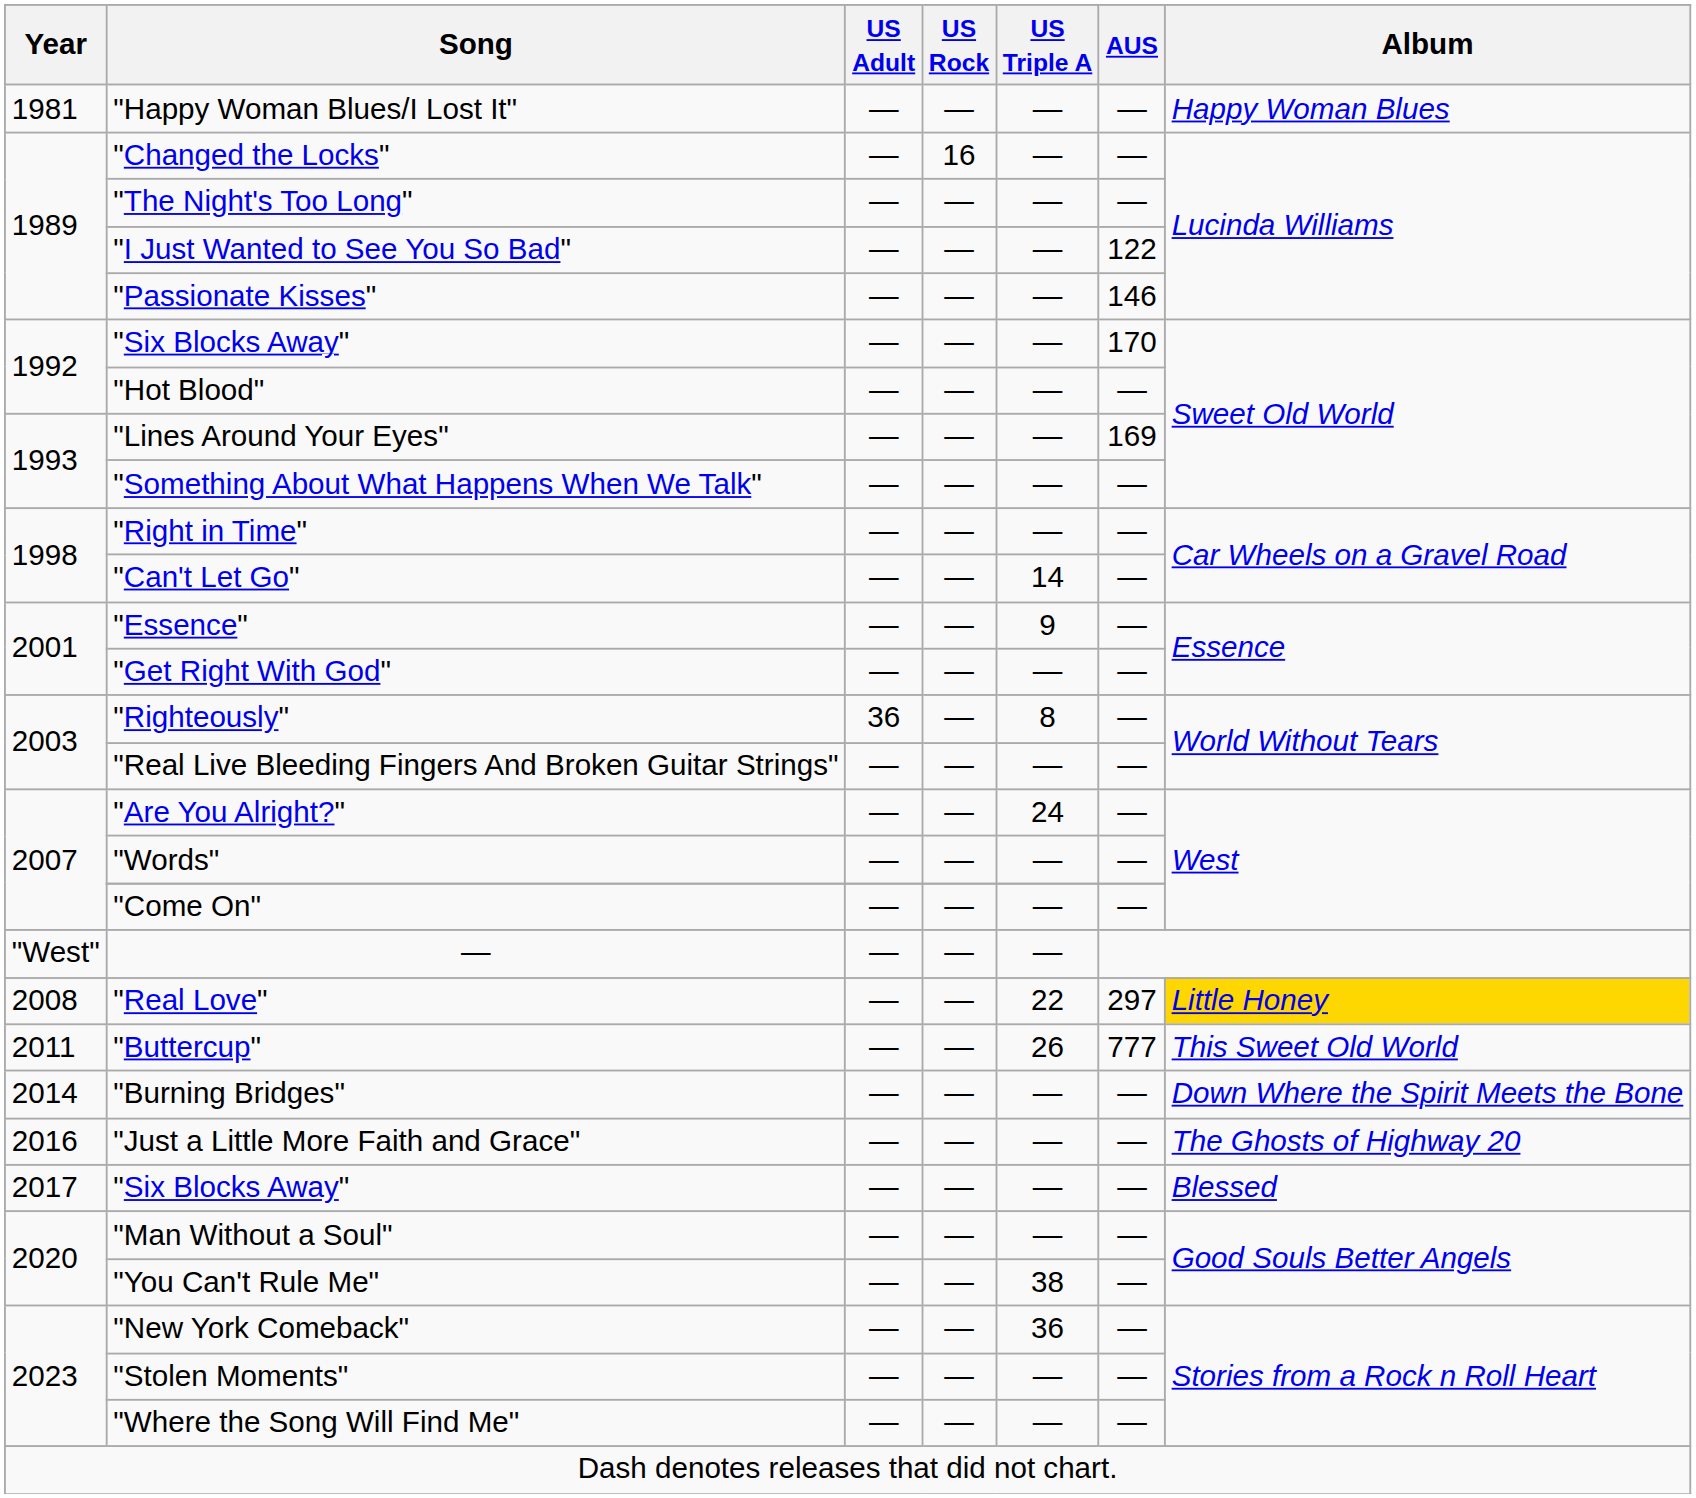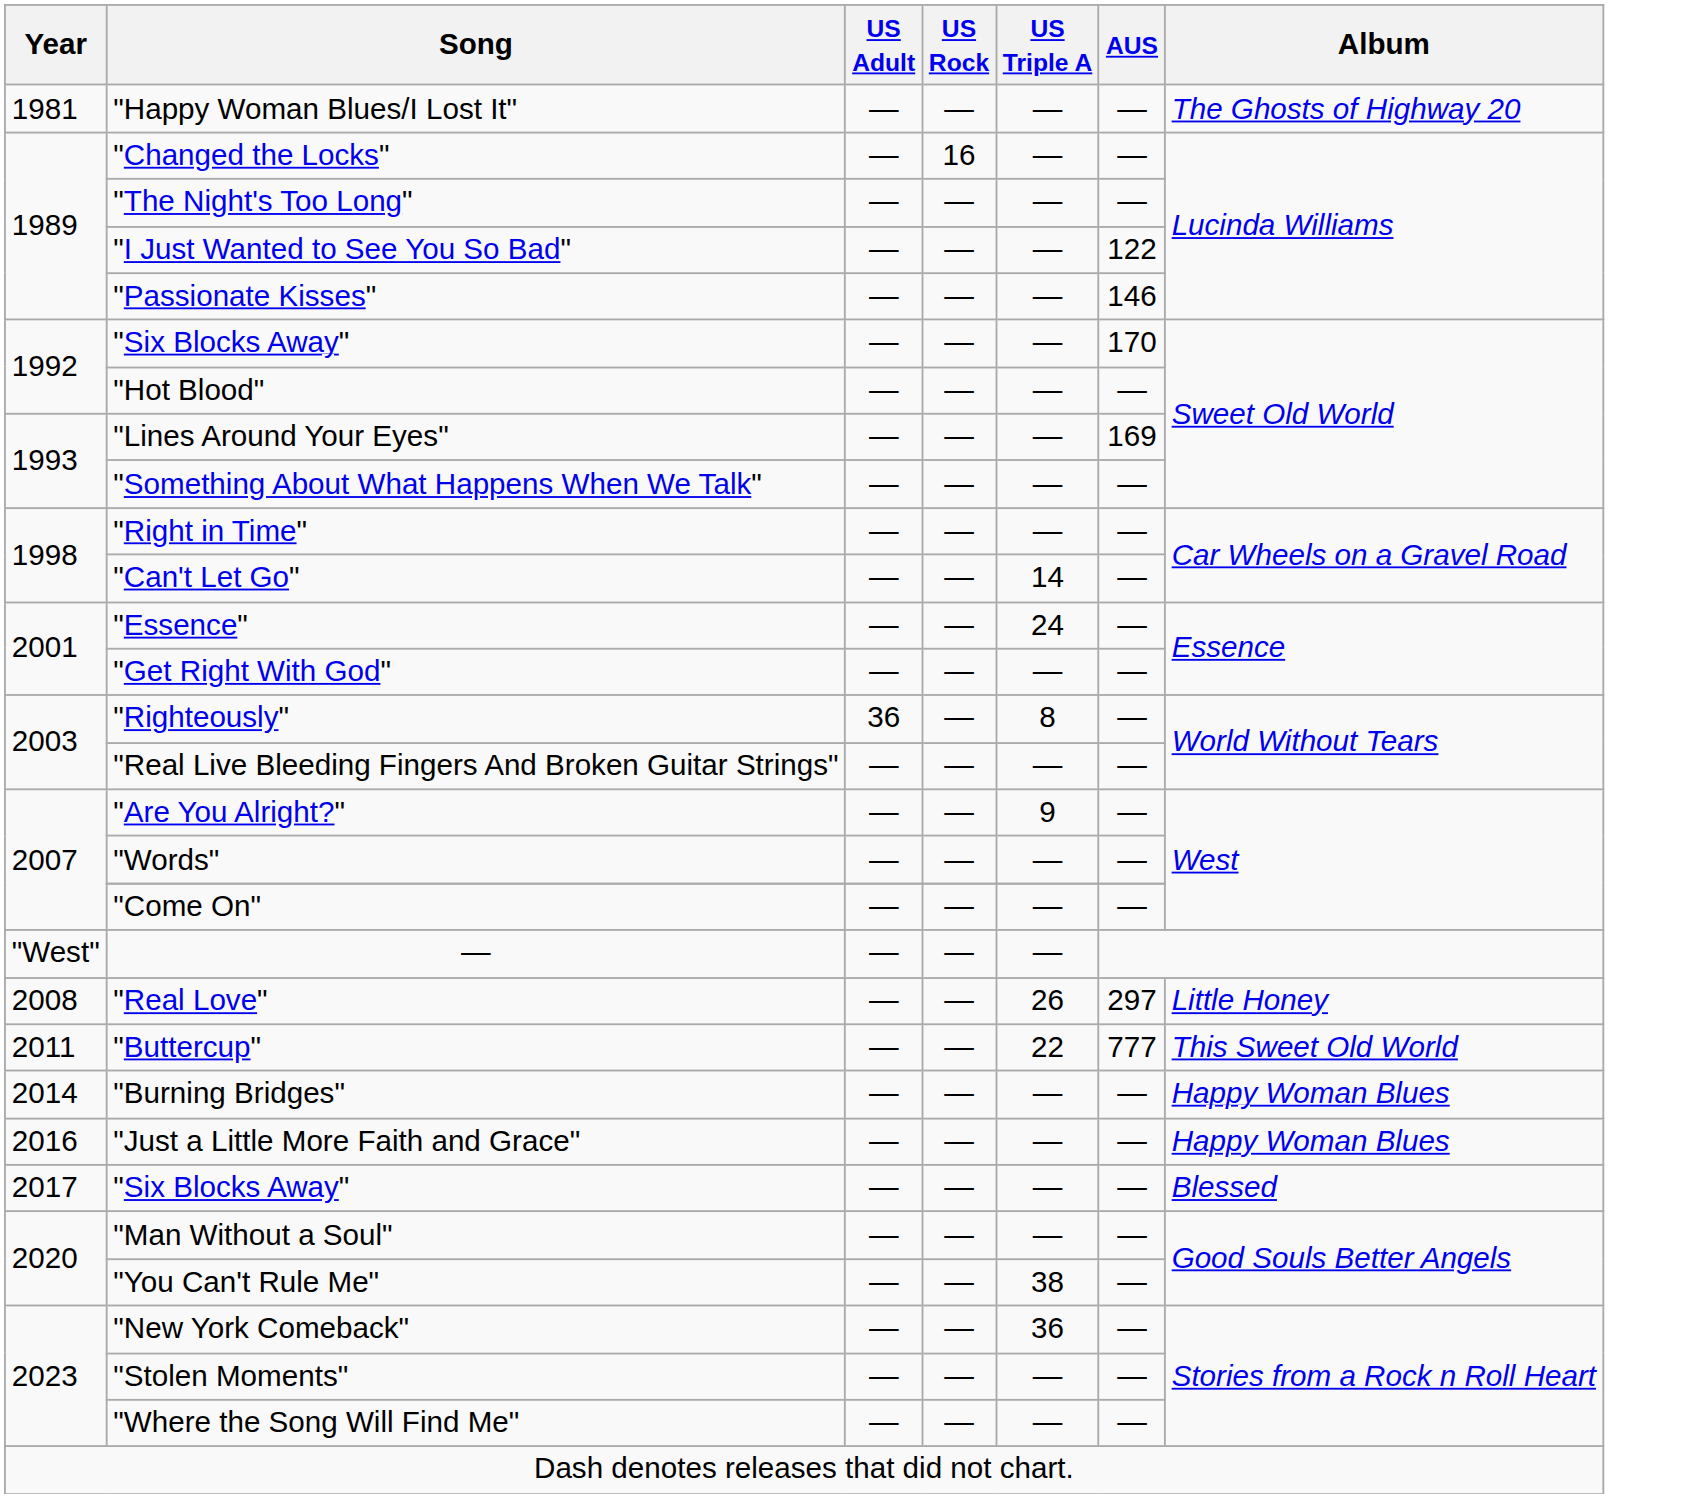(1311, 108) Happy Woman Blues -> (1346, 108) The Ghosts of Highway 20
(1048, 624) 9 -> (1048, 624) 24
(1048, 812) 24 -> (1048, 812) 9
(1048, 1000) 22 -> (1048, 1000) 26
(1250, 1000) gold background -> (1250, 1000) no background
(1048, 1047) 26 -> (1048, 1047) 22
(1427, 1094) Down Where the Spirit Meets the Bone -> (1311, 1094) Happy Woman Blues
(1346, 1140) The Ghosts of Highway 20 -> (1311, 1140) Happy Woman Blues
